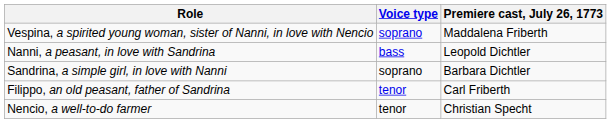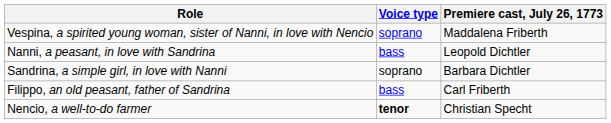(393, 90) tenor -> (392, 90) bass
(393, 109) normal -> (394, 109) bold
